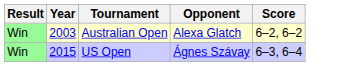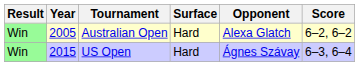+ column: (195, 14)
(63, 33) 2003 -> (63, 33) 2005
